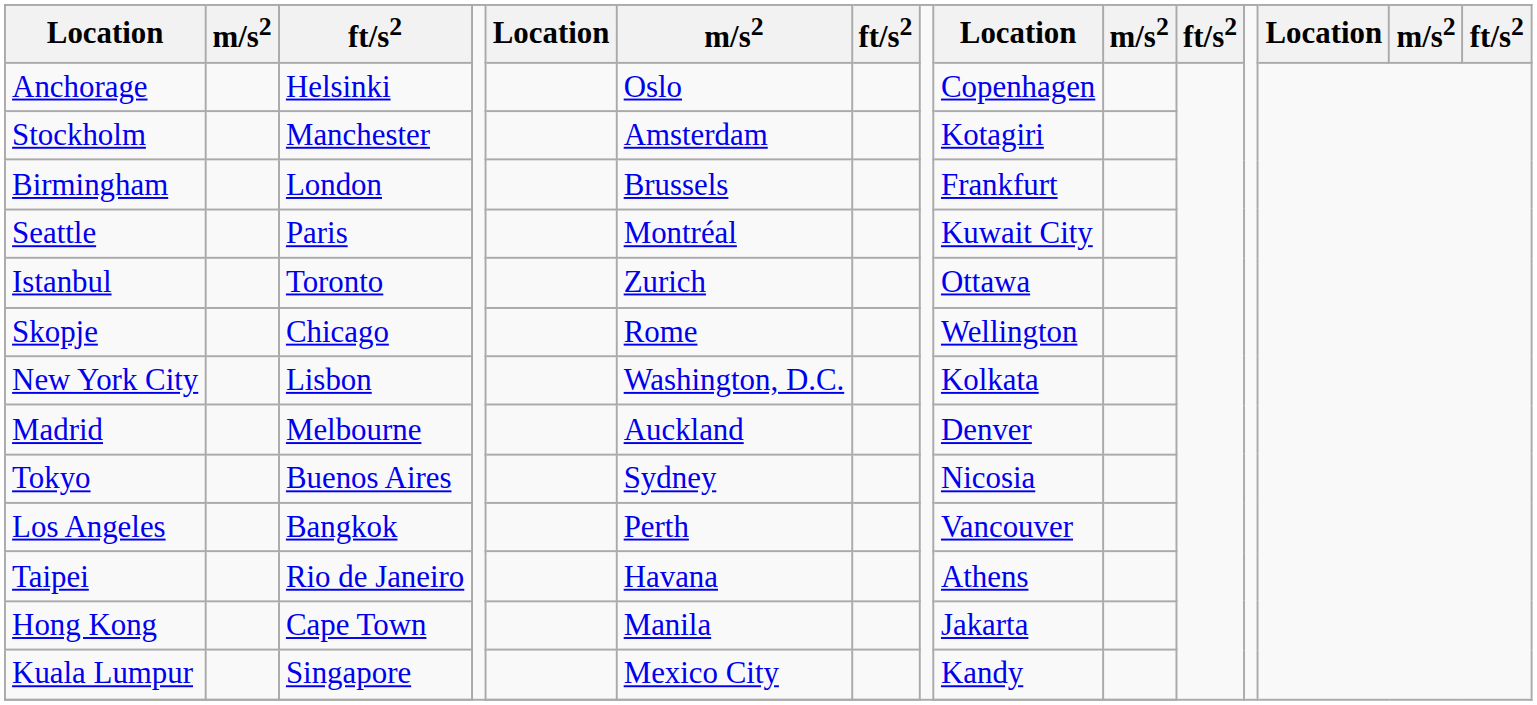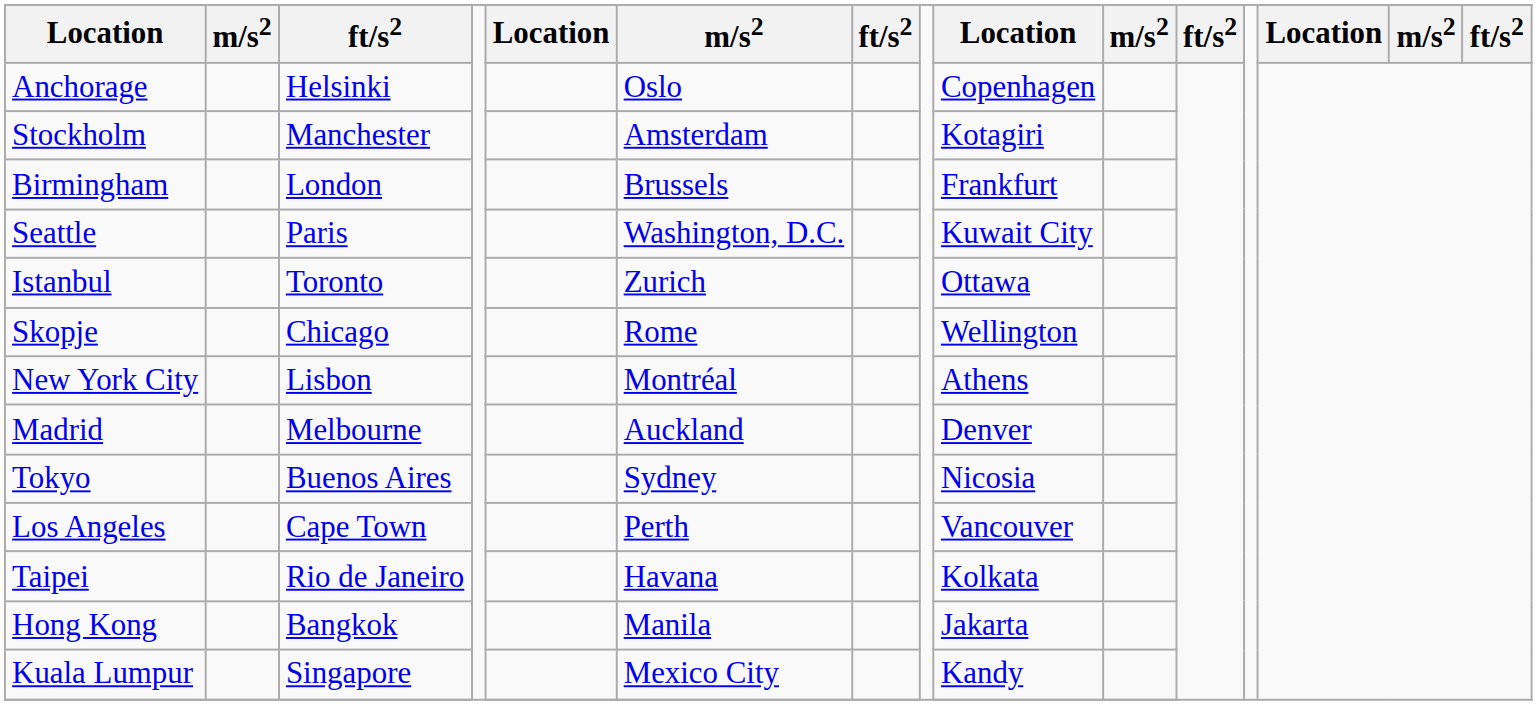(680, 233) Montréal -> (734, 233) Washington, D.C.
(734, 380) Washington, D.C. -> (680, 380) Montréal
(990, 380) Kolkata -> (985, 380) Athens
(342, 527) Bangkok -> (356, 527) Cape Town
(985, 576) Athens -> (990, 576) Kolkata
(356, 625) Cape Town -> (342, 625) Bangkok
